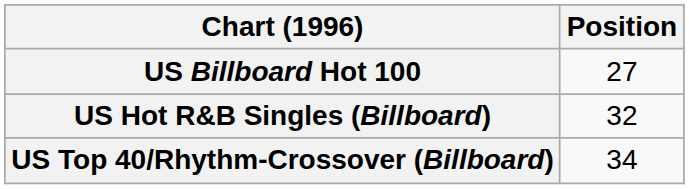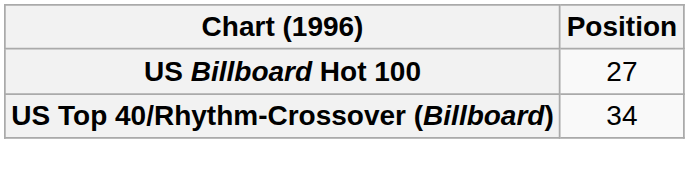- row: (283, 115)
